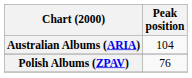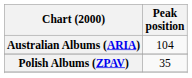(165, 63) 76 -> (165, 63) 35
